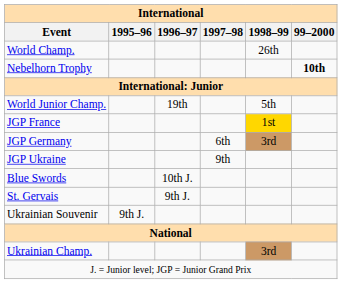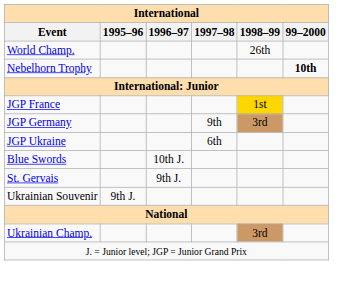- row: (57, 104)
(223, 141) 6th -> (214, 123) 9th
(223, 159) 9th -> (214, 141) 6th
